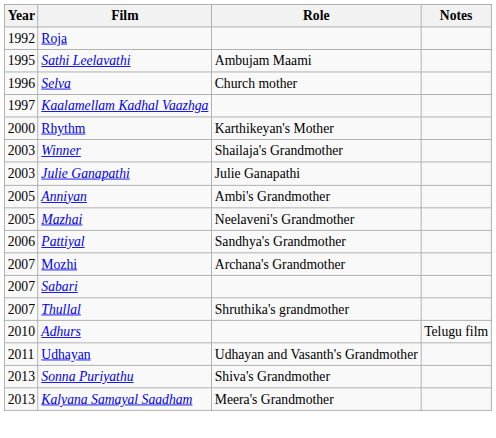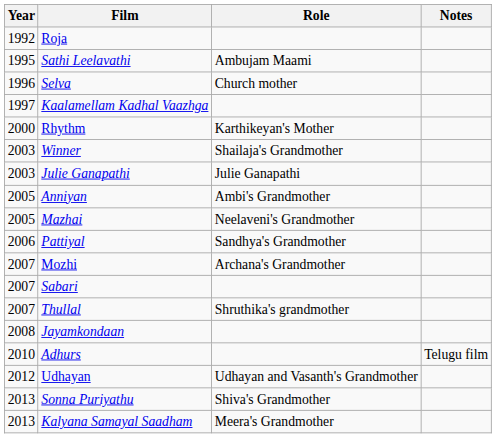+ row: (83, 331)
(21, 354) 2011 -> (21, 376) 2012
